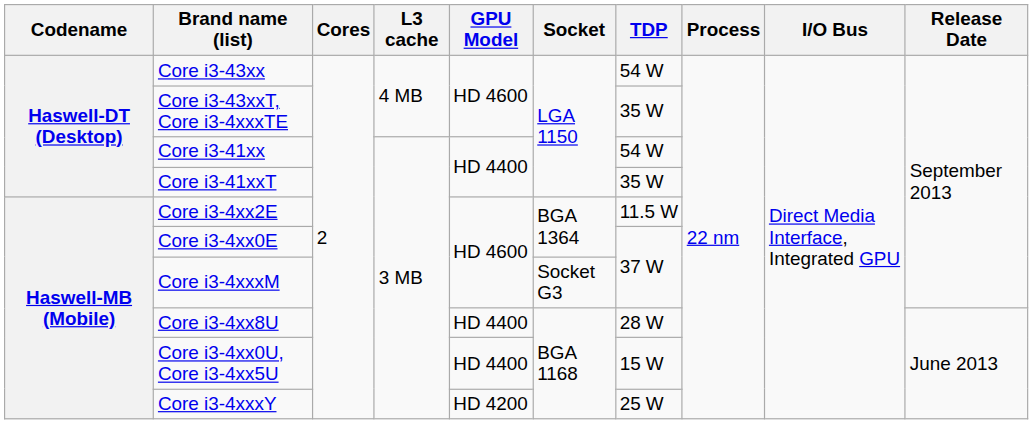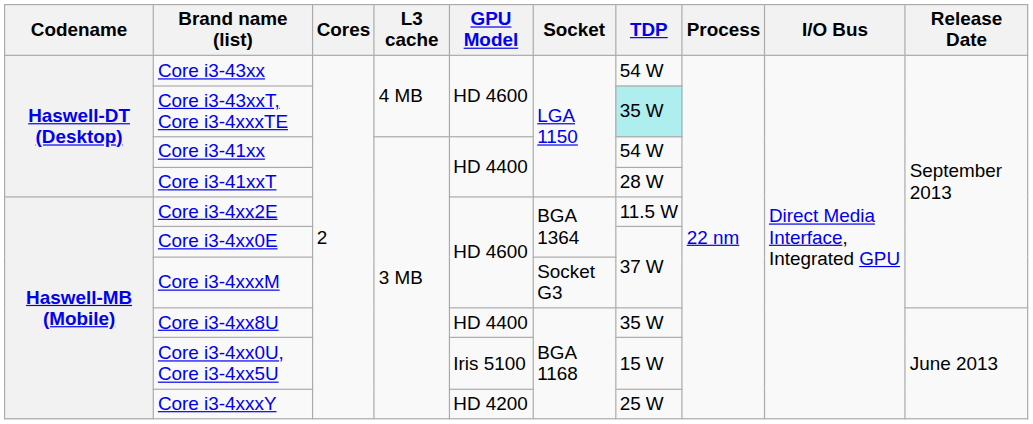(642, 111) no background -> (642, 111) paleturquoise background
(642, 181) 35 W -> (642, 181) 28 W
(642, 322) 28 W -> (642, 322) 35 W
(491, 363) HD 4400 -> (490, 363) Iris 5100
